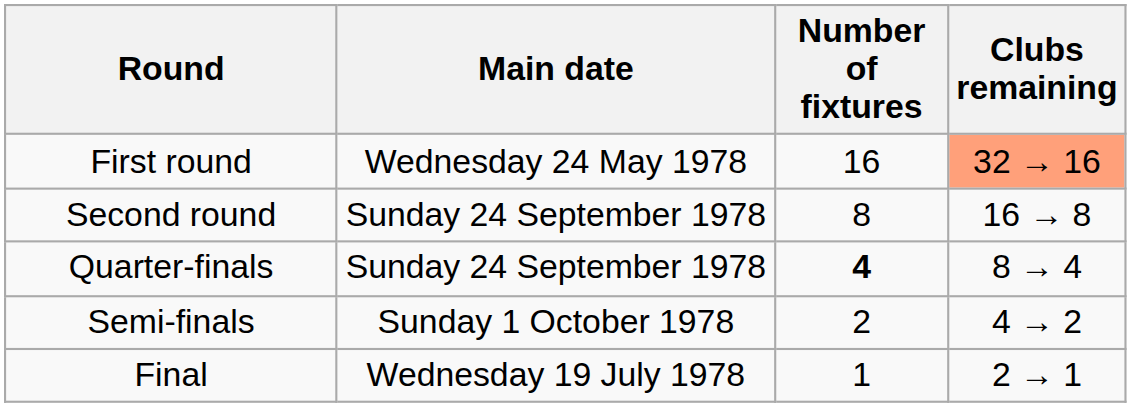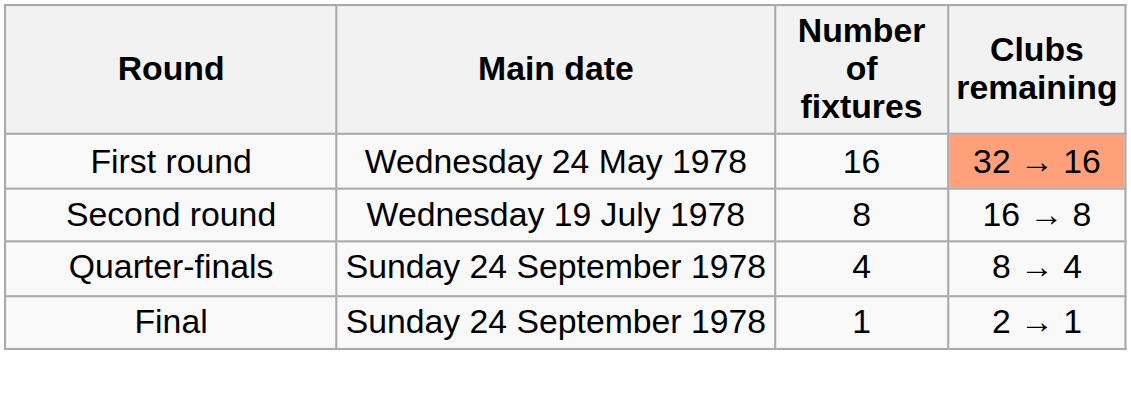(556, 214) Sunday 24 September 1978 -> (556, 214) Wednesday 19 July 1978
(862, 267) bold -> (862, 267) normal
- row: (171, 321)
(556, 374) Wednesday 19 July 1978 -> (556, 321) Sunday 24 September 1978
